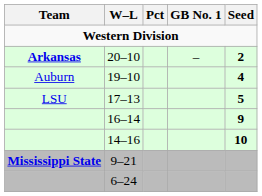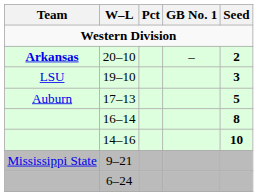(54, 77) Auburn -> (52, 77) LSU
(241, 77) 4 -> (236, 77) 3
(54, 98) LSU -> (52, 98) Auburn
(241, 119) 9 -> (236, 119) 8
(54, 160) bold -> (52, 160) normal
